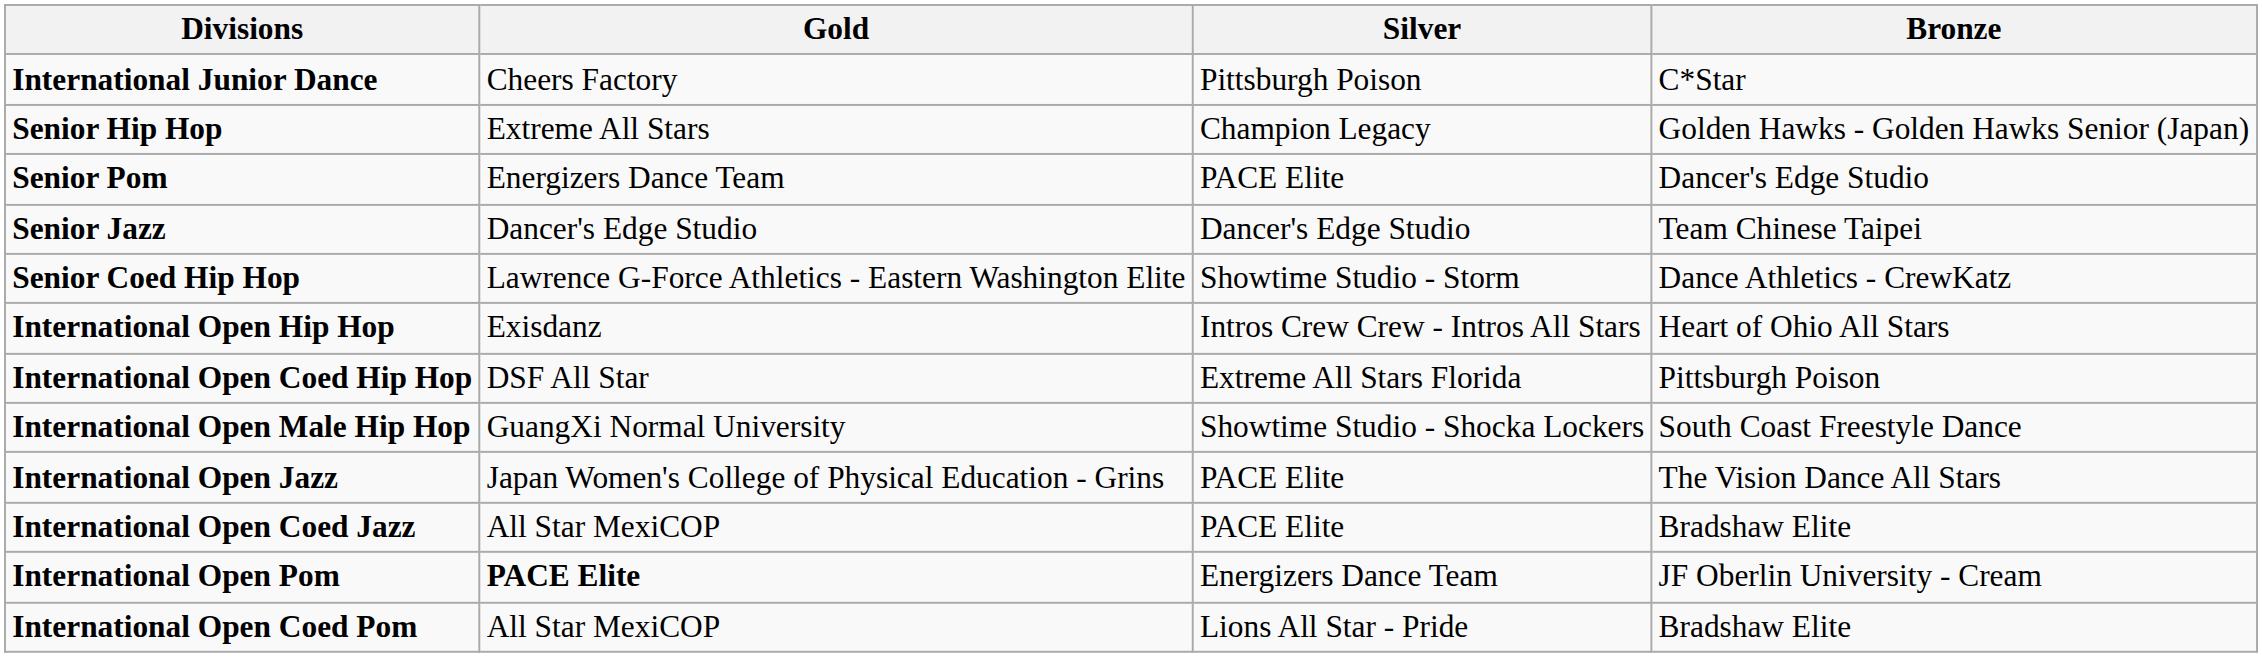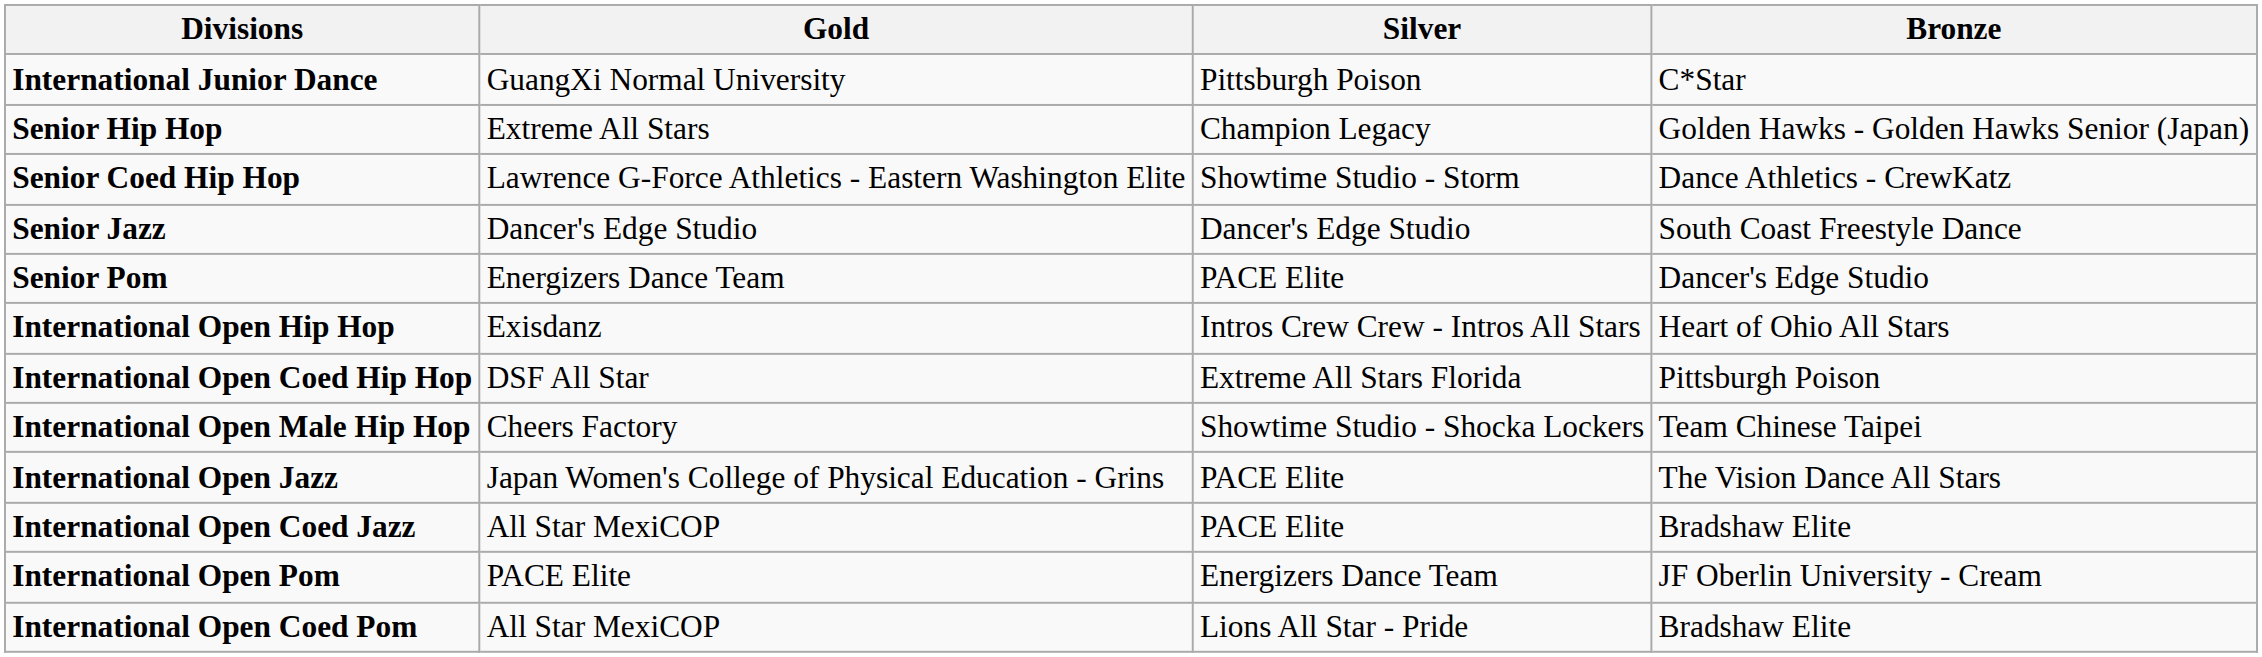(582, 79) Cheers Factory -> (666, 79) GuangXi Normal University
rows swapped: (156, 278) <-> (90, 178)
(1790, 228) Team Chinese Taipei -> (1840, 228) South Coast Freestyle Dance
(666, 427) GuangXi Normal University -> (582, 427) Cheers Factory
(1840, 427) South Coast Freestyle Dance -> (1790, 427) Team Chinese Taipei
(563, 576) bold -> (559, 576) normal
